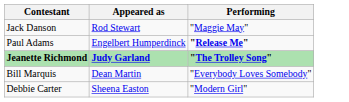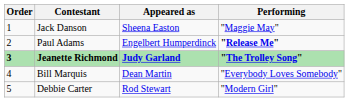+ column: (20, 12)
(116, 27) Rod Stewart -> (151, 27) Sheena Easton
(120, 89) Sheena Easton -> (146, 89) Rod Stewart
